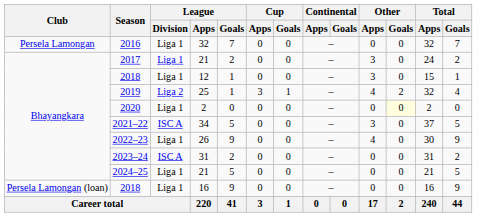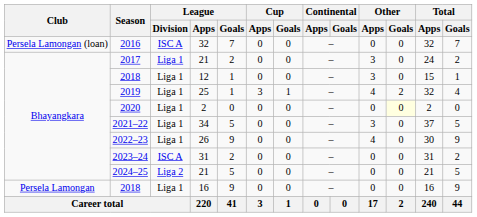(57, 44) Persela Lamongan -> (57, 44) Persela Lamongan (loan)
(170, 44) Liga 1 -> (170, 44) ISC A
(170, 92) Liga 2 -> (170, 92) Liga 1
(170, 124) ISC A -> (170, 124) Liga 1
(170, 172) Liga 1 -> (170, 172) Liga 2
(57, 188) Persela Lamongan (loan) -> (57, 188) Persela Lamongan
